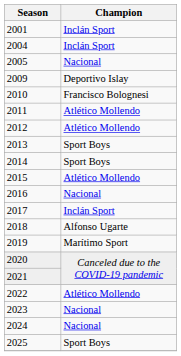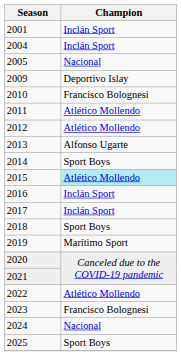(87, 144) Sport Boys -> (96, 144) Alfonso Ugarte
(102, 177) no background -> (102, 177) paleturquoise background
(82, 194) Nacional -> (89, 194) Inclán Sport
(96, 227) Alfonso Ugarte -> (87, 227) Sport Boys
(82, 309) Nacional -> (106, 309) Francisco Bolognesi
